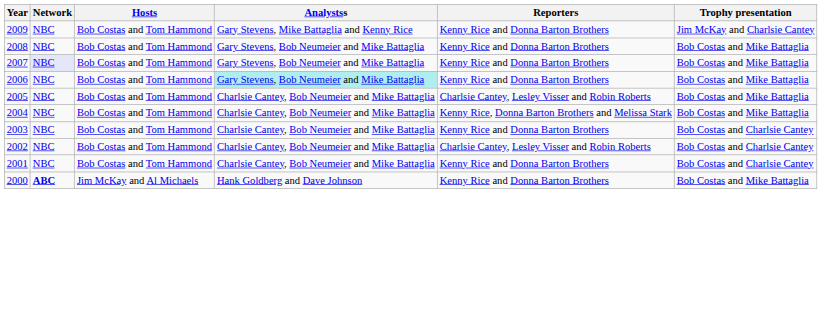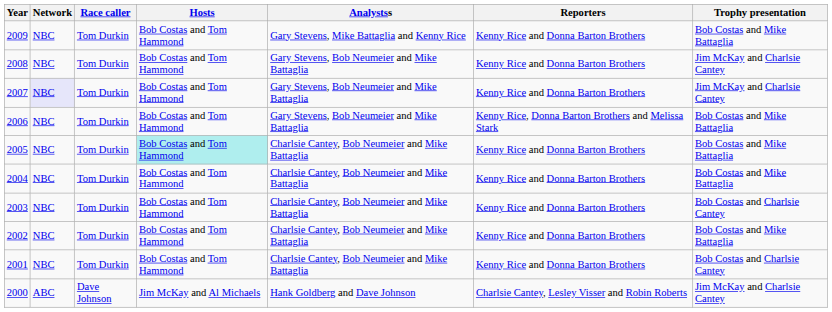+ column: (105, 12)
(746, 29) Jim McKay and Charlsie Cantey -> (741, 35) Bob Costas and Mike Battaglia
(743, 46) Bob Costas and Mike Battaglia -> (748, 64) Jim McKay and Charlsie Cantey
(743, 63) Bob Costas and Mike Battaglia -> (748, 92) Jim McKay and Charlsie Cantey
(321, 79) paleturquoise background -> (353, 121) no background
(524, 79) Kenny Rice and Donna Barton Brothers -> (580, 121) Kenny Rice, Donna Barton Brothers and Melissa Stark
(145, 96) no background -> (183, 150) paleturquoise background
(545, 96) Charlsie Cantey, Lesley Visser and Robin Roberts -> (561, 150) Kenny Rice and Donna Barton Brothers
(556, 113) Kenny Rice, Donna Barton Brothers and Melissa Stark -> (561, 178) Kenny Rice and Donna Barton Brothers
(545, 146) Charlsie Cantey, Lesley Visser and Robin Roberts -> (561, 235) Kenny Rice and Donna Barton Brothers
(745, 146) Bob Costas and Charlsie Cantey -> (741, 235) Bob Costas and Mike Battaglia
(44, 180) bold -> (44, 293) normal
(524, 180) Kenny Rice and Donna Barton Brothers -> (581, 293) Charlsie Cantey, Lesley Visser and Robin Roberts
(743, 180) Bob Costas and Mike Battaglia -> (748, 293) Jim McKay and Charlsie Cantey
